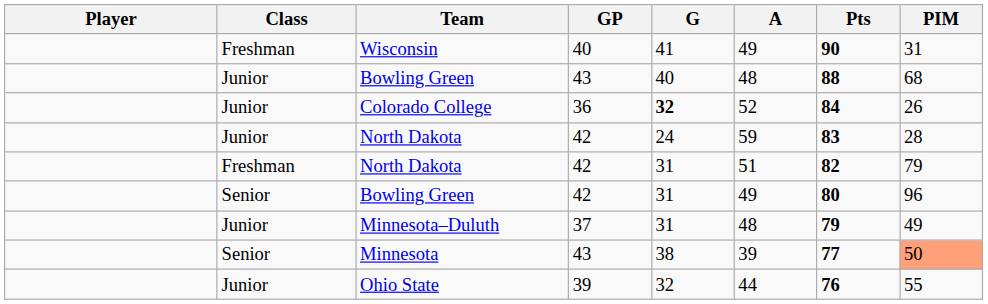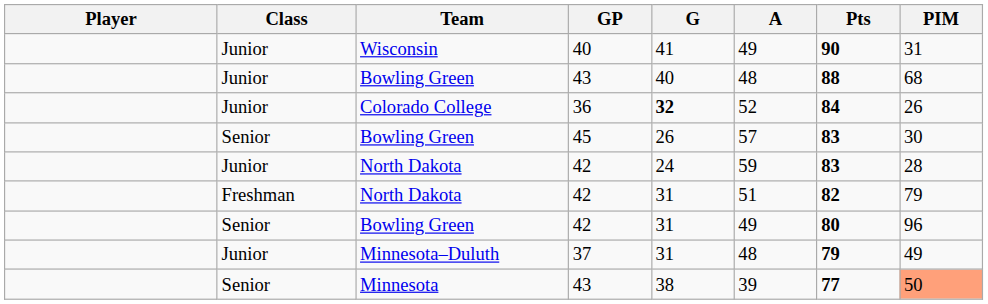(258, 48) Freshman -> (245, 48) Junior
+ row: (417, 136)
- row: (399, 284)
